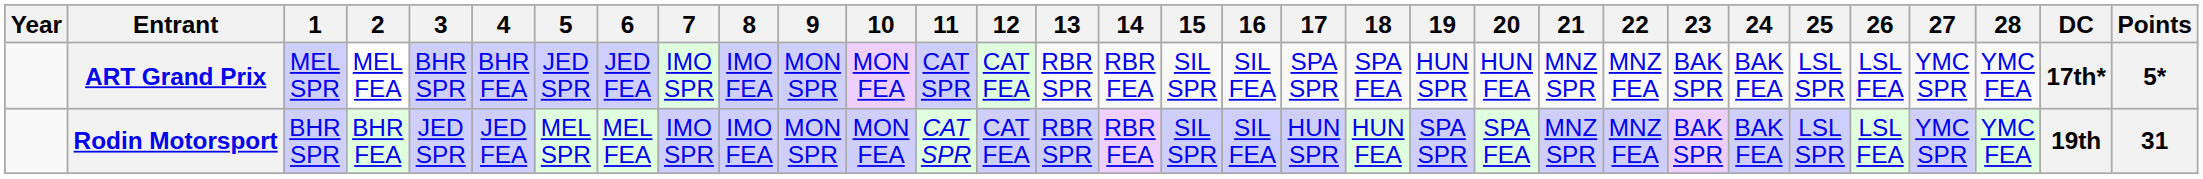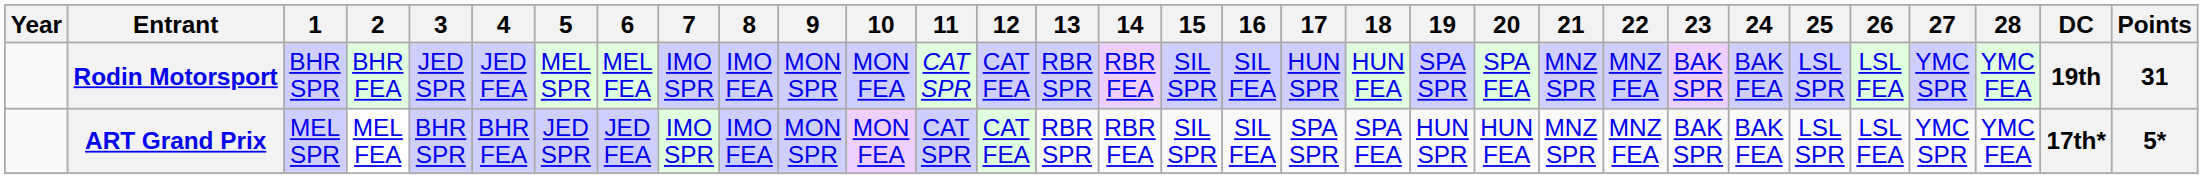rows swapped: (176, 141) <-> (176, 75)
